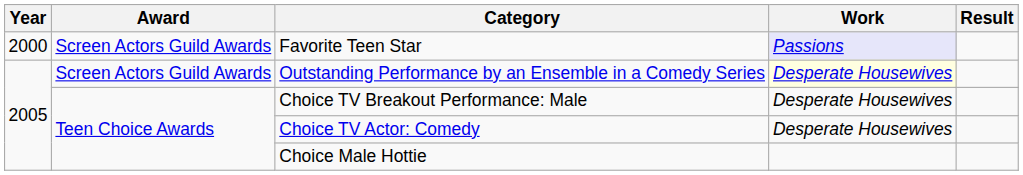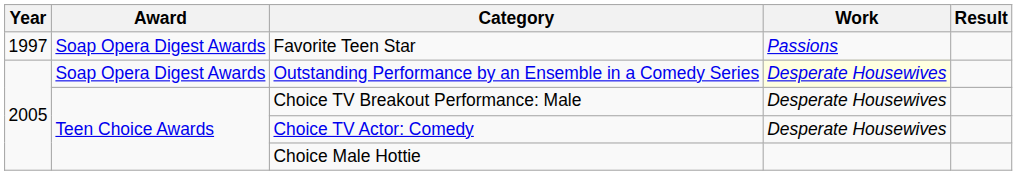(28, 45) 2000 -> (28, 45) 1997
(163, 45) Screen Actors Guild Awards -> (160, 45) Soap Opera Digest Awards
(808, 45) lavender background -> (803, 45) no background
(163, 73) Screen Actors Guild Awards -> (160, 73) Soap Opera Digest Awards
